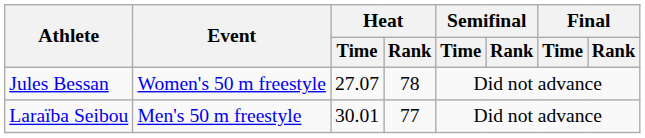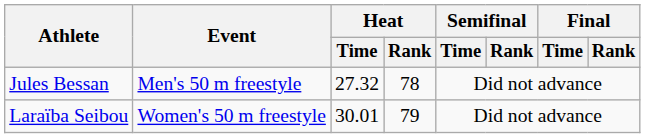(232, 83) Women's 50 m freestyle -> (219, 83) Men's 50 m freestyle
(357, 83) 27.07 -> (357, 83) 27.32
(219, 116) Men's 50 m freestyle -> (232, 116) Women's 50 m freestyle
(410, 116) 77 -> (410, 116) 79
